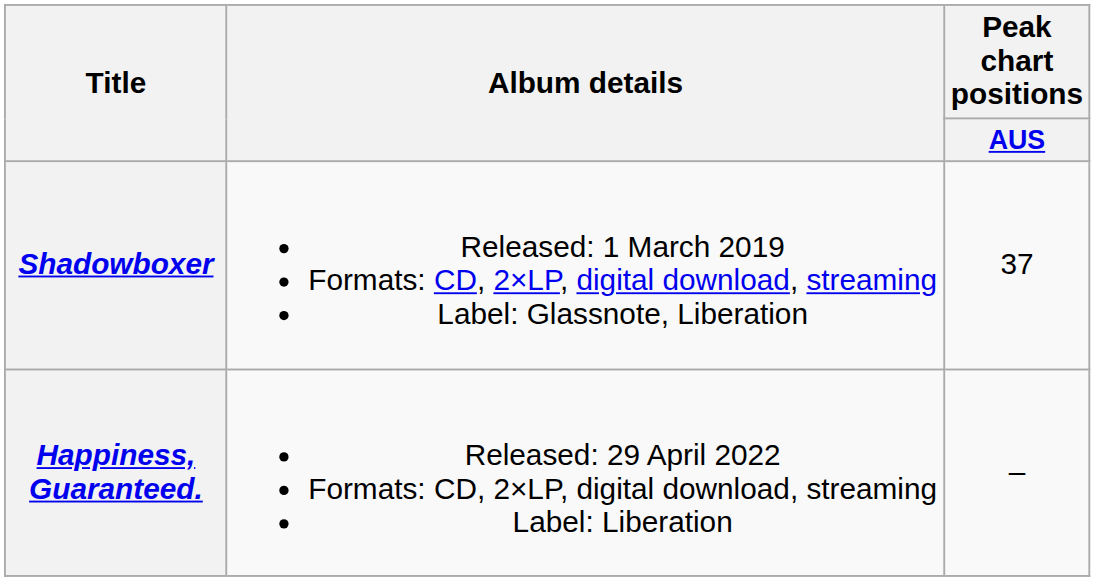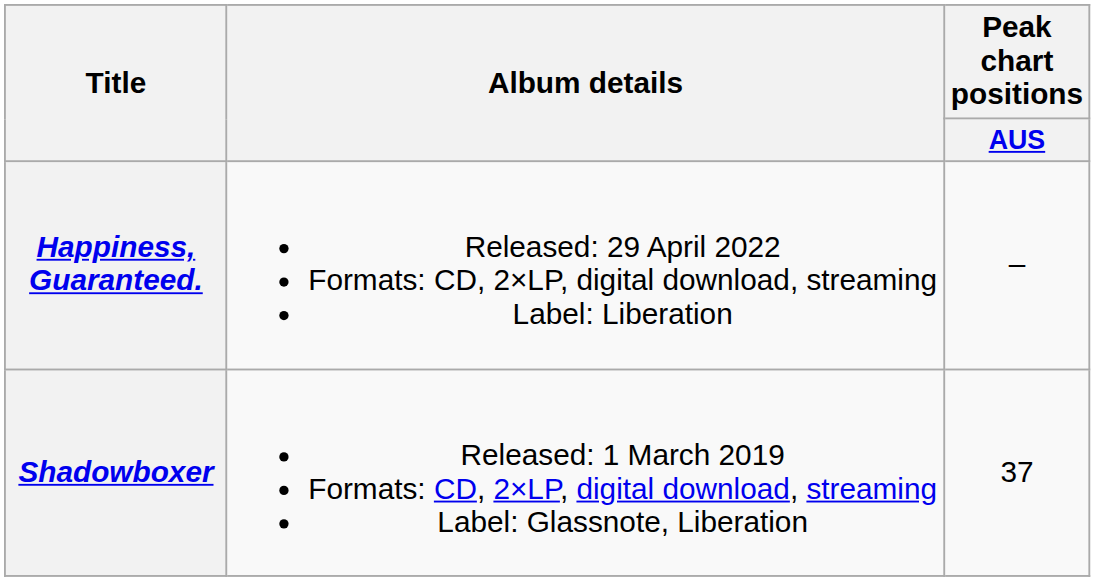rows swapped: (116, 264) <-> (116, 471)
